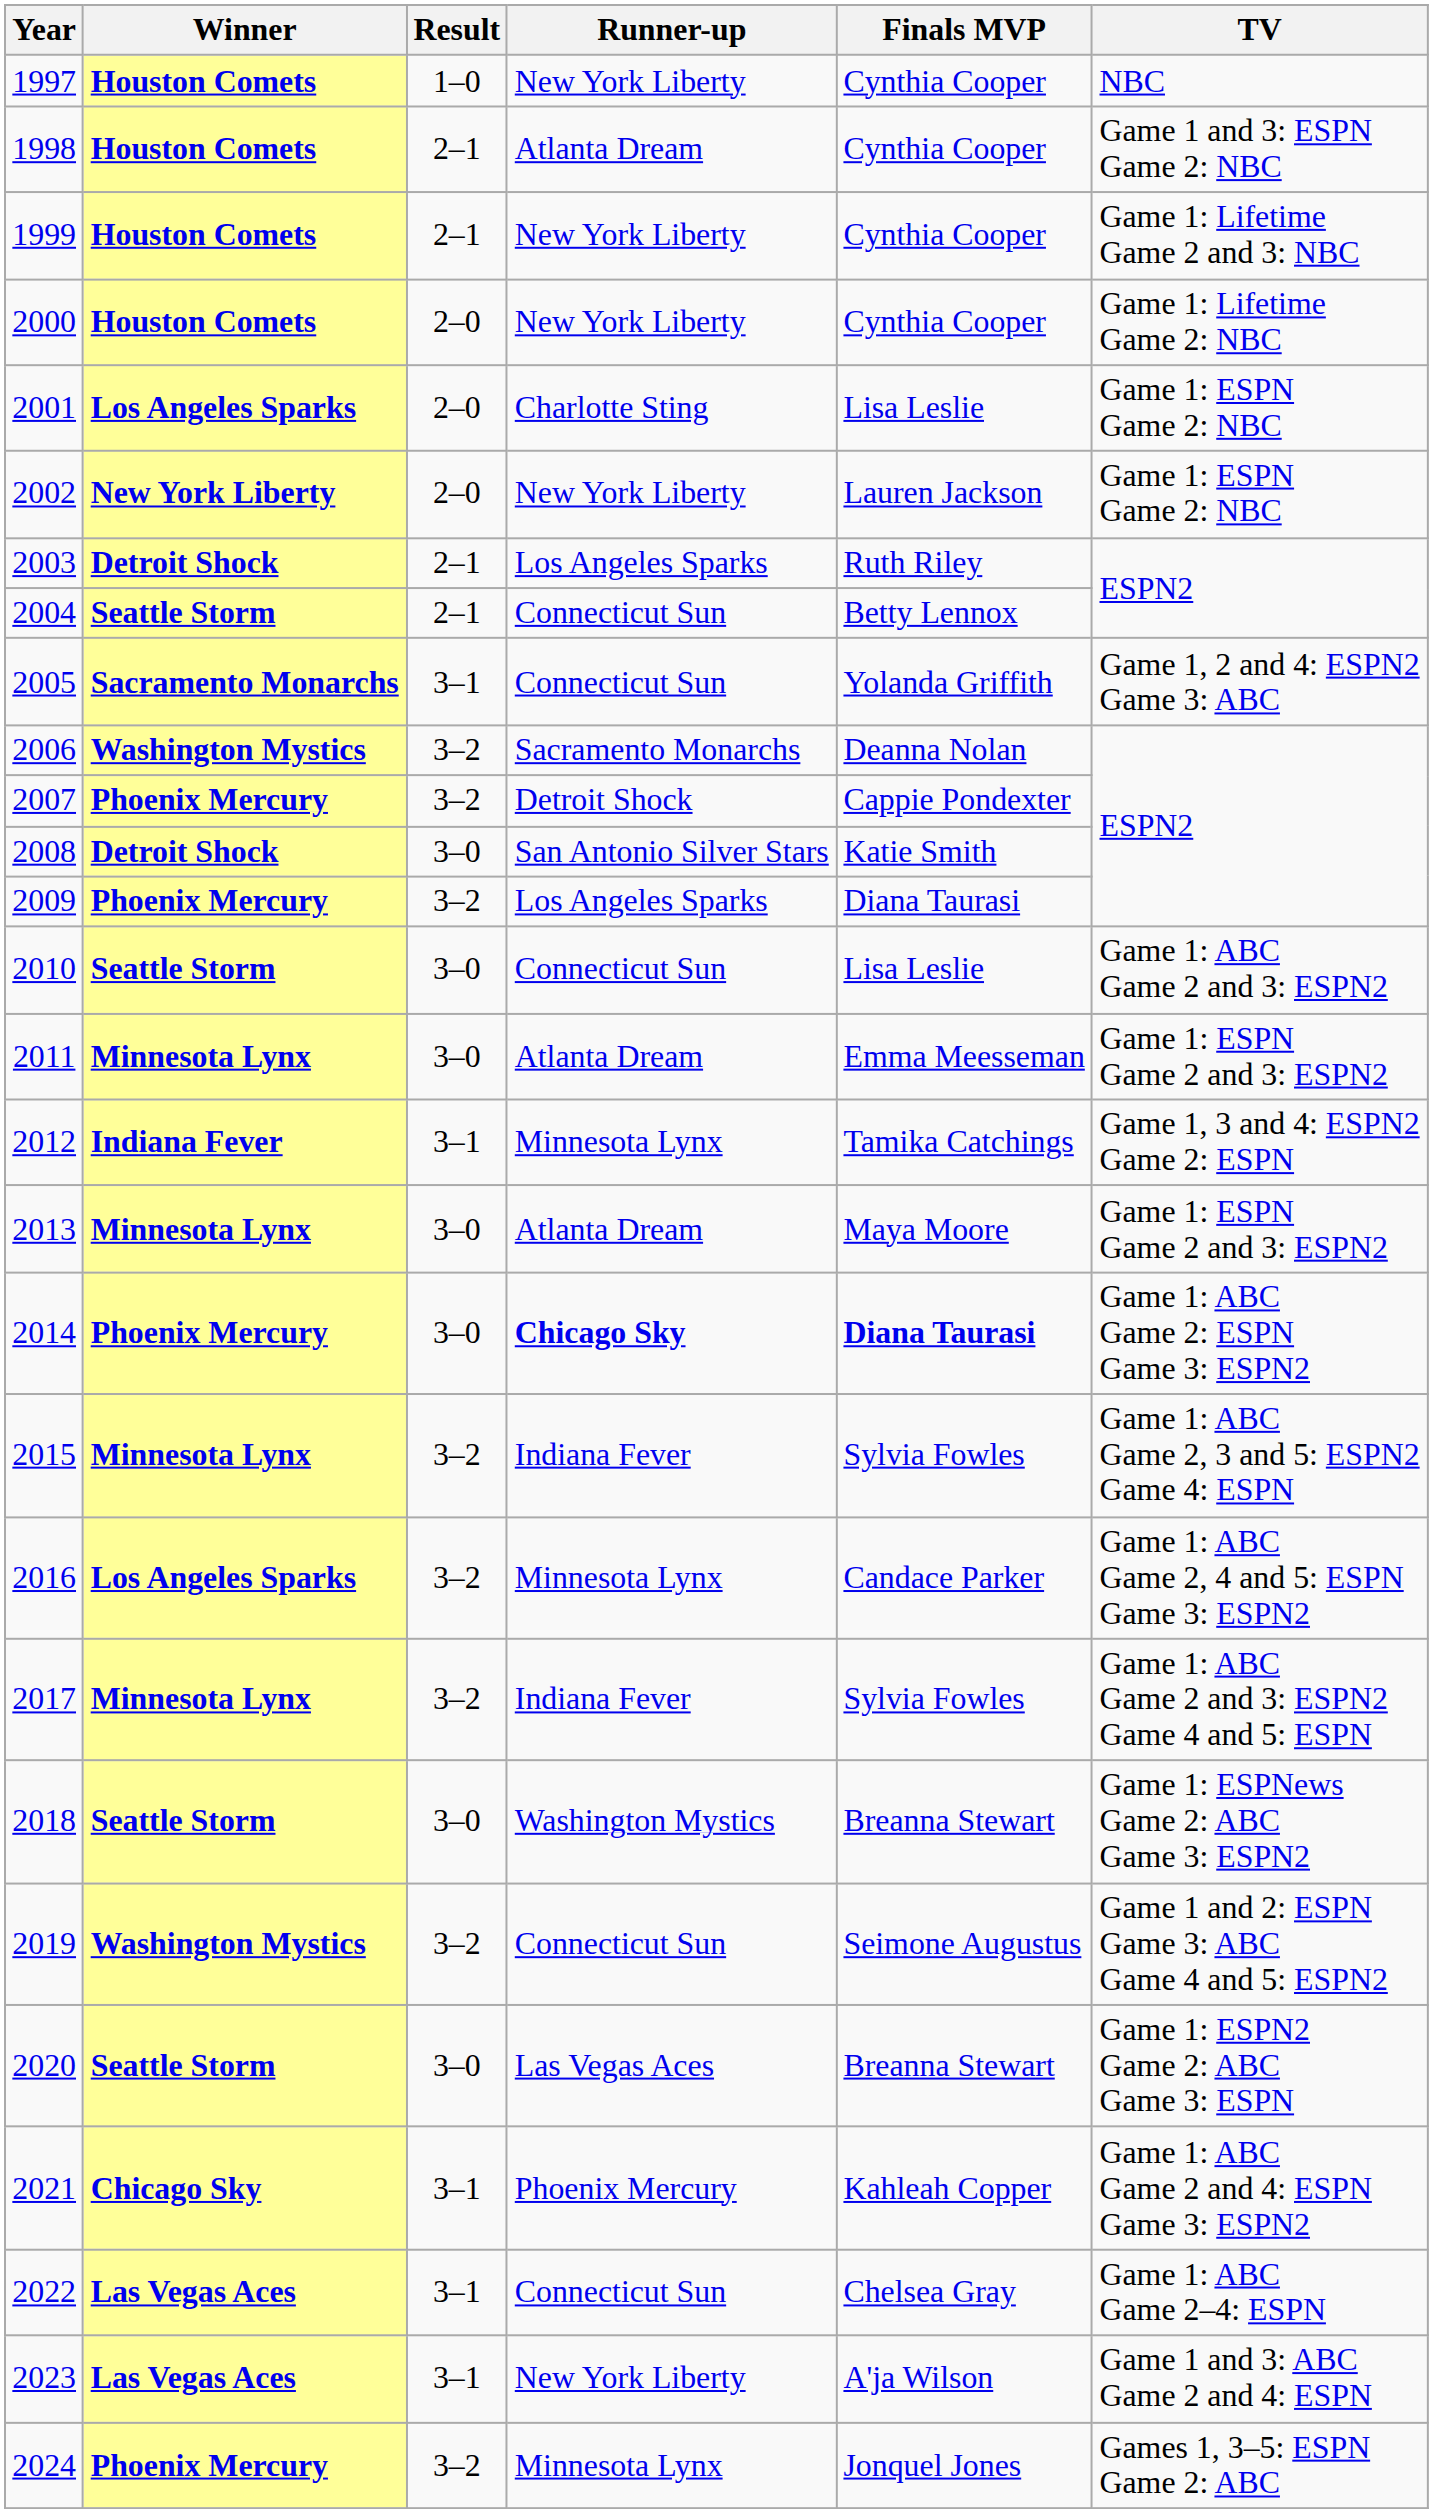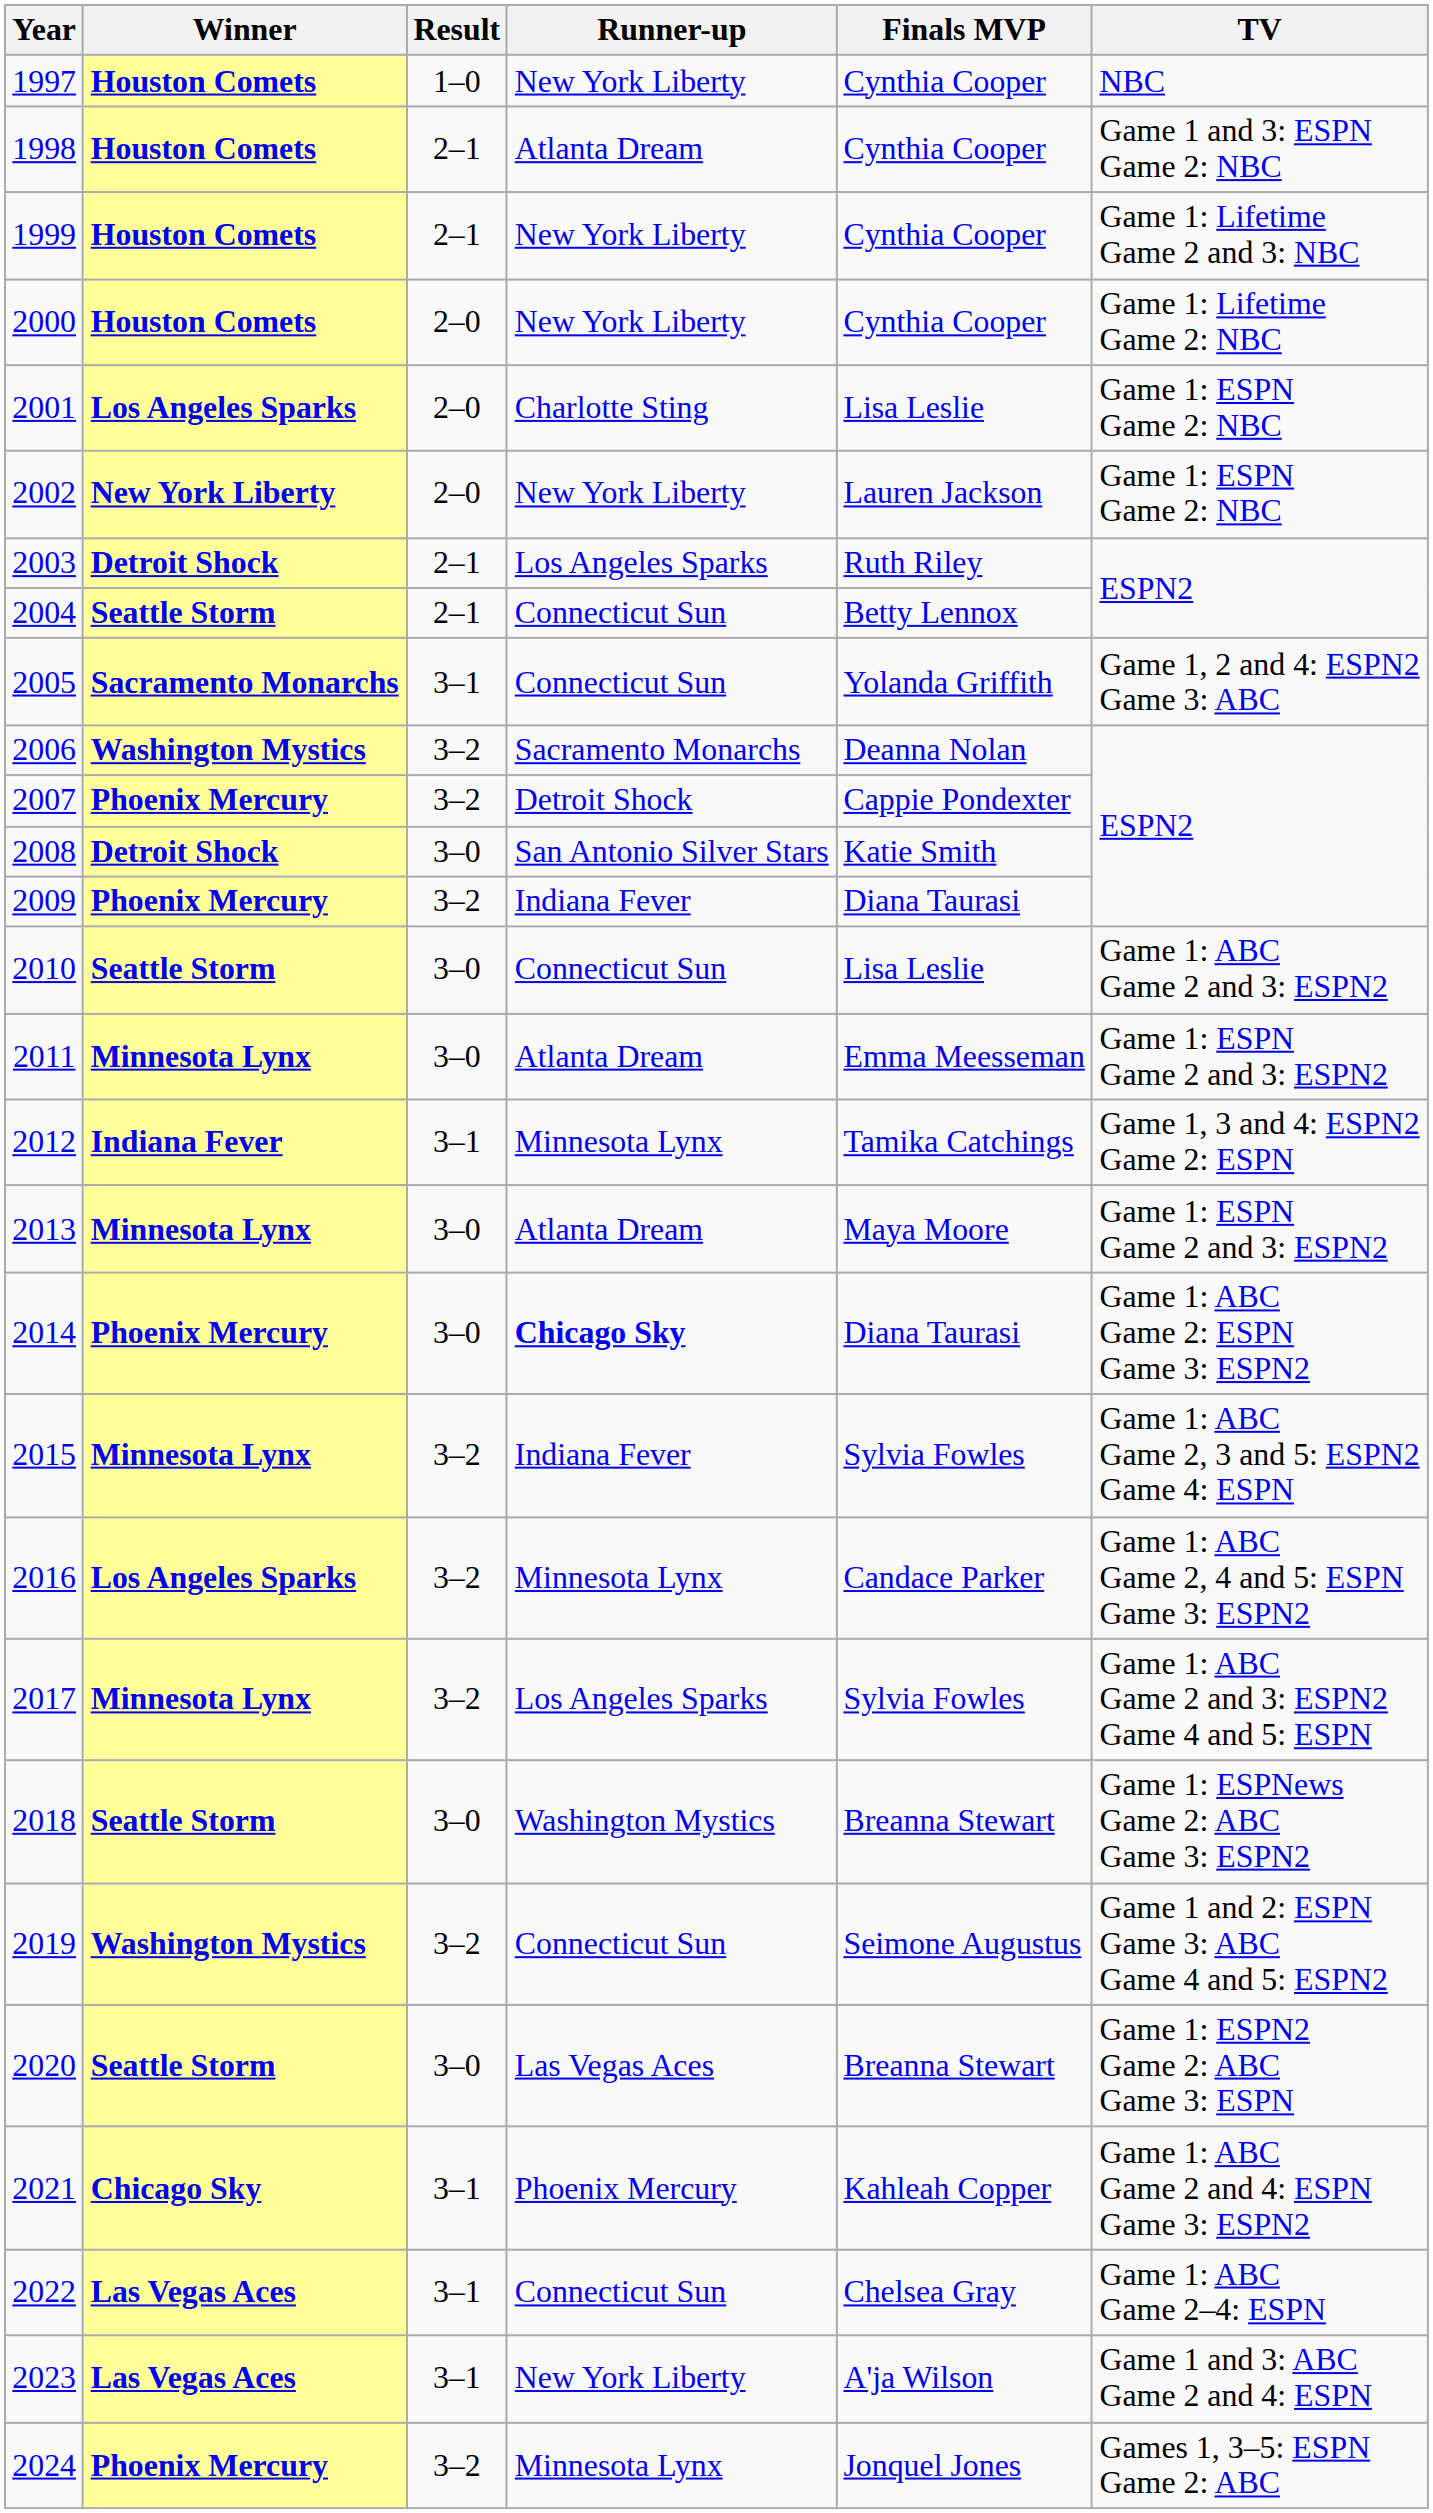(641, 901) Los Angeles Sparks -> (603, 901) Indiana Fever
(939, 1332) bold -> (932, 1332) normal
(603, 1699) Indiana Fever -> (641, 1699) Los Angeles Sparks
